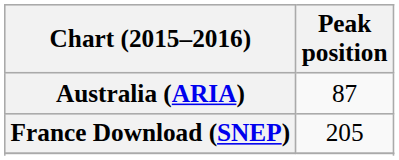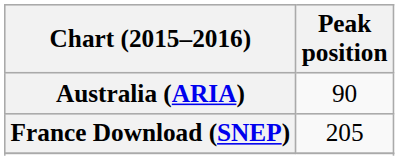(345, 93) 87 -> (345, 93) 90
